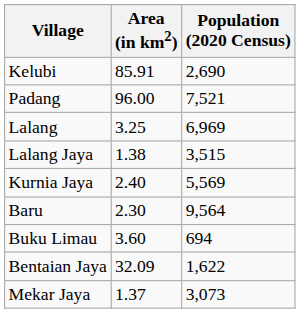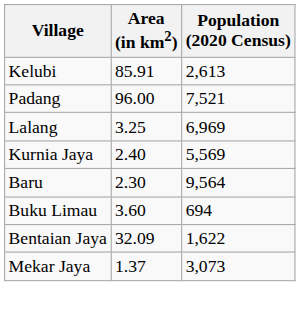(205, 70) 2,690 -> (205, 70) 2,613
- row: (51, 154)
